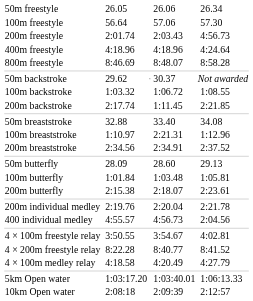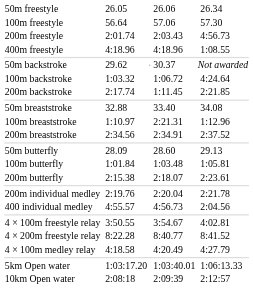(215, 49) 4:24.64 -> (215, 49) 1:08.55
- row: (34, 63)
(215, 92) 1:08.55 -> (215, 79) 4:24.64
